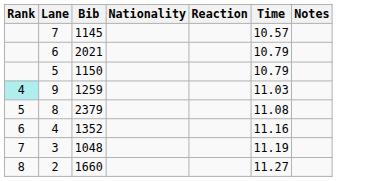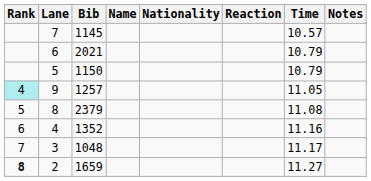+ column: (123, 14)
(89, 90) 1259 -> (89, 90) 1257
(271, 90) 11.03 -> (305, 90) 11.05
(271, 147) 11.19 -> (305, 147) 11.17
(21, 167) normal -> (21, 167) bold
(89, 167) 1660 -> (89, 167) 1659
